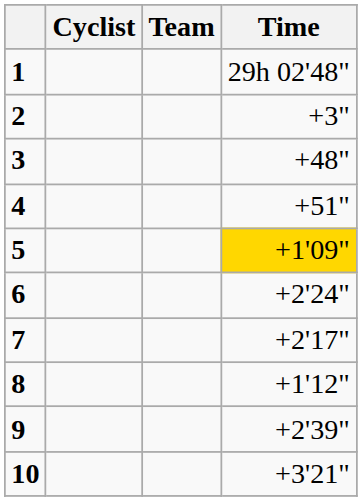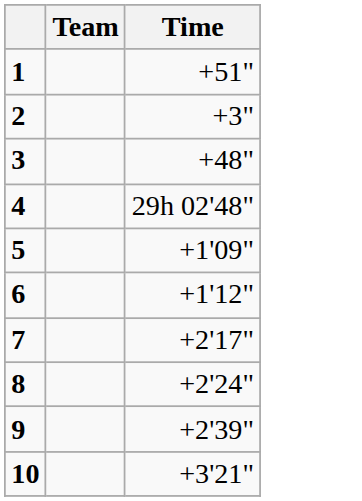- column: (94, 26)
(289, 71) 29h 02'48" -> (226, 71) +51"
(322, 205) +51" -> (193, 205) 29h 02'48"
(312, 250) gold background -> (217, 250) no background
(312, 294) +2'24" -> (217, 294) +1'12"
(312, 384) +1'12" -> (217, 384) +2'24"
